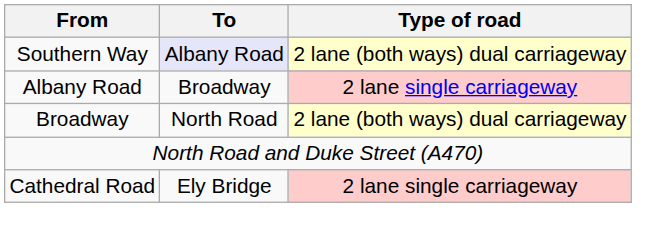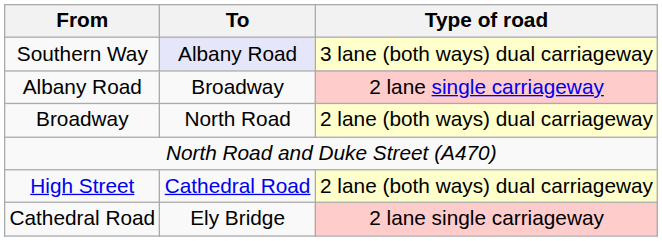(460, 53) 2 lane (both ways) dual carriageway -> (487, 53) 3 lane (both ways) dual carriageway
+ row: (82, 185)
